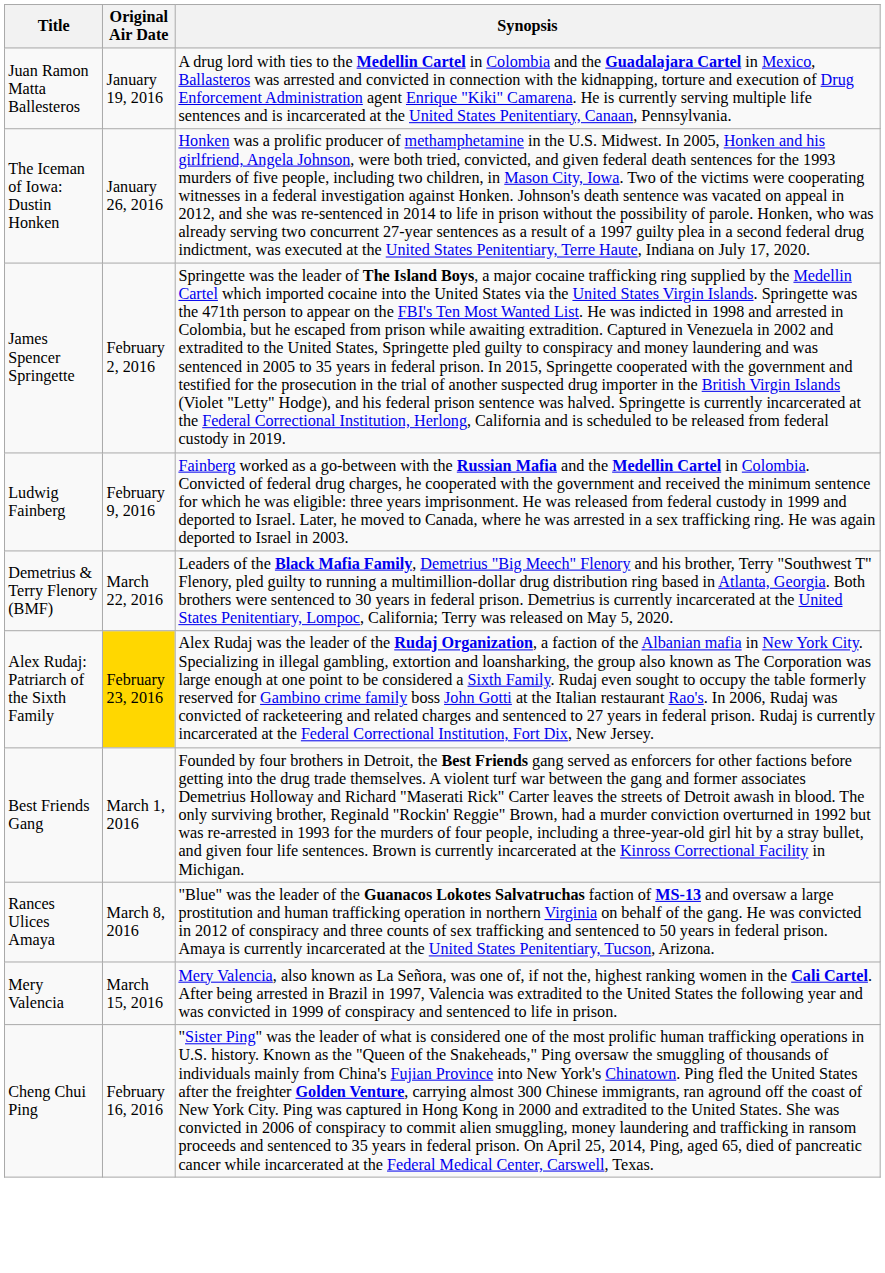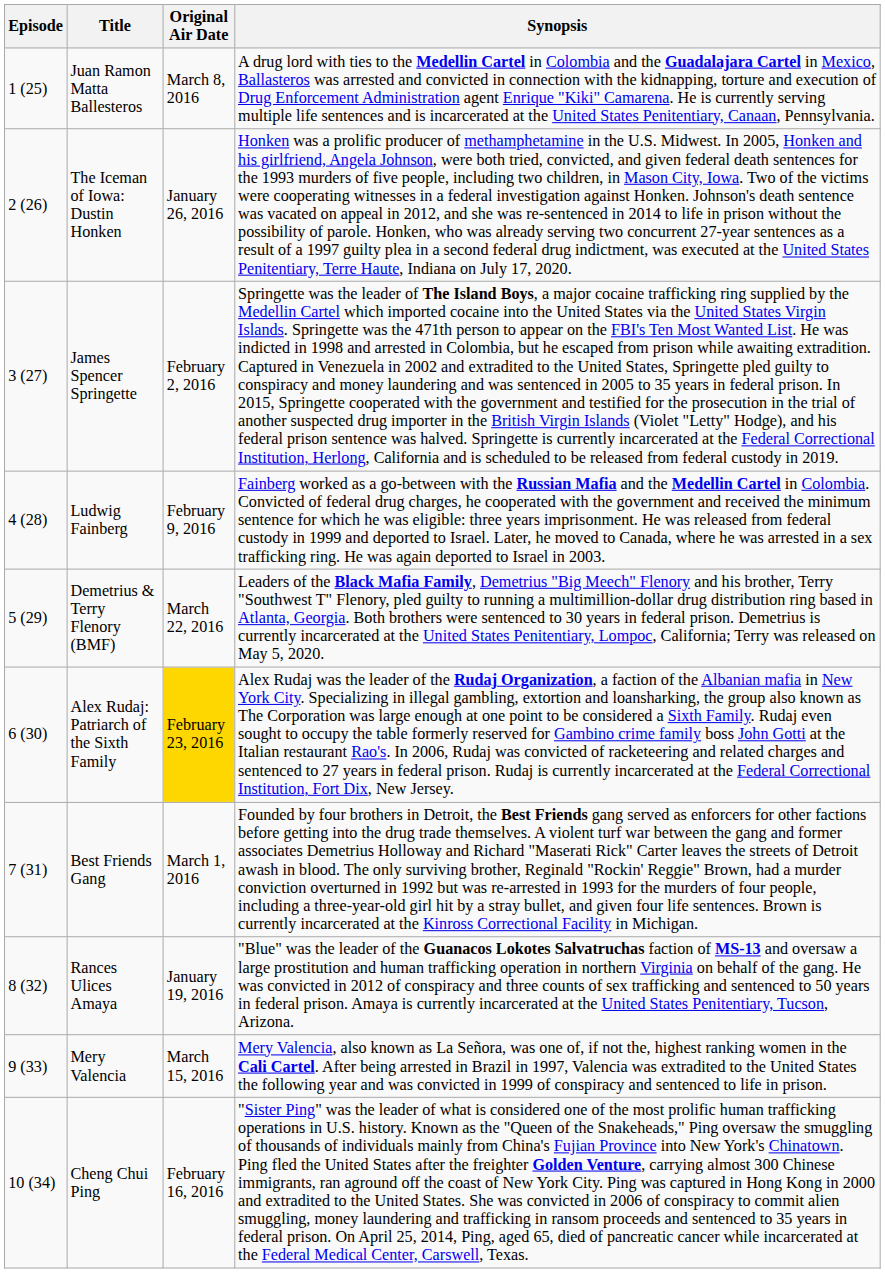+ column: (36, 26)
(135, 88) January 19, 2016 -> (196, 88) March 8, 2016
(136, 922) March 8, 2016 -> (195, 985) January 19, 2016
